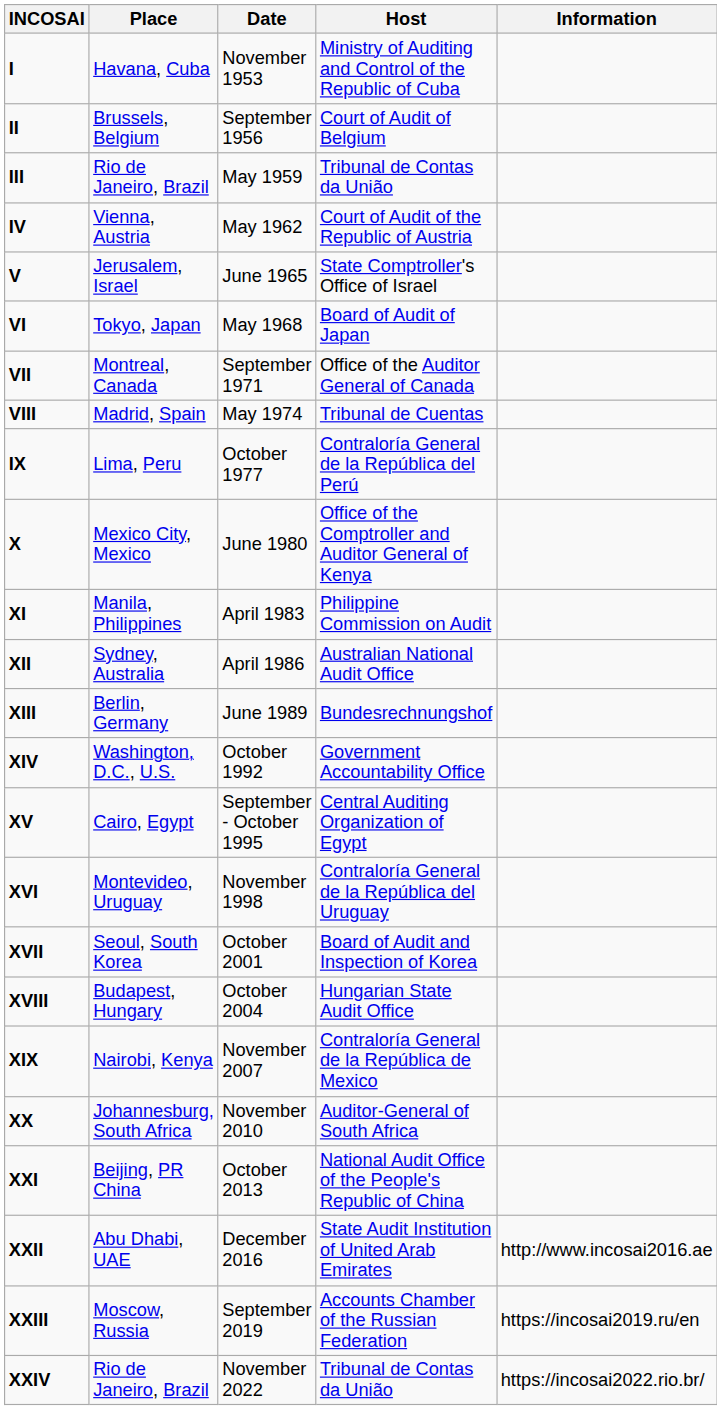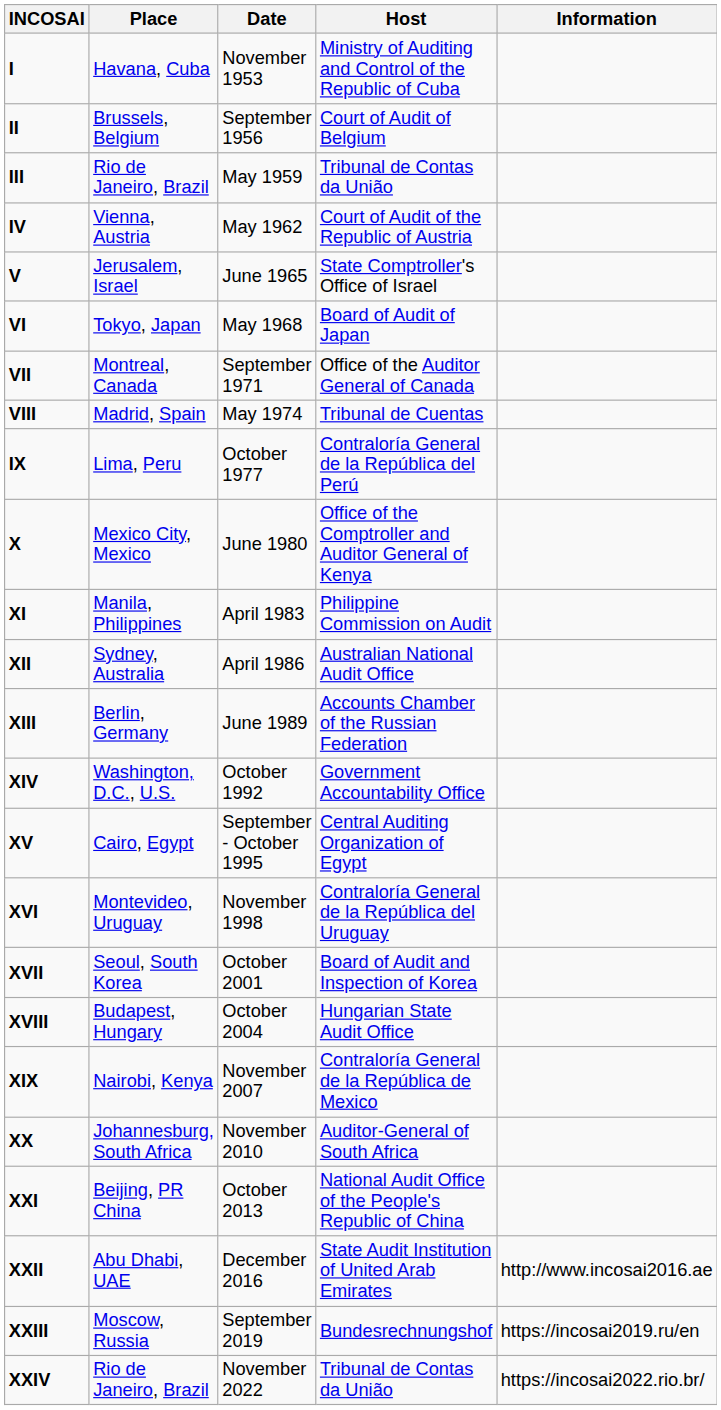(406, 713) Bundesrechnungshof -> (397, 723) Accounts Chamber of the Russian Federation
(397, 1320) Accounts Chamber of the Russian Federation -> (406, 1330) Bundesrechnungshof
